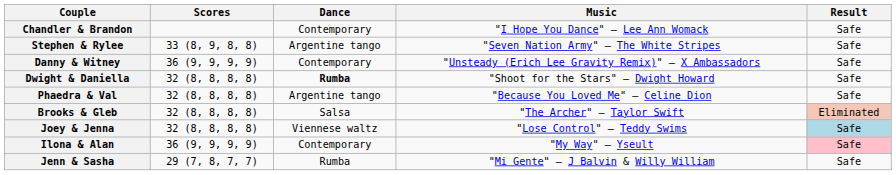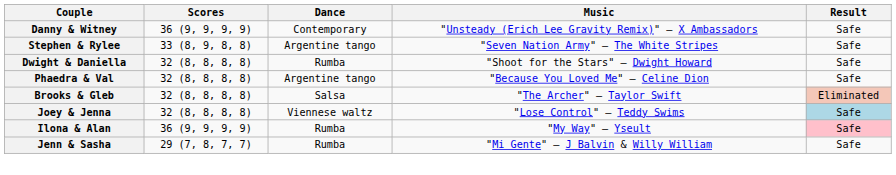- row: (77, 29)
rows swapped: (77, 46) <-> (77, 62)
(335, 79) bold -> (330, 62) normal
(335, 145) Contemporary -> (330, 128) Rumba
